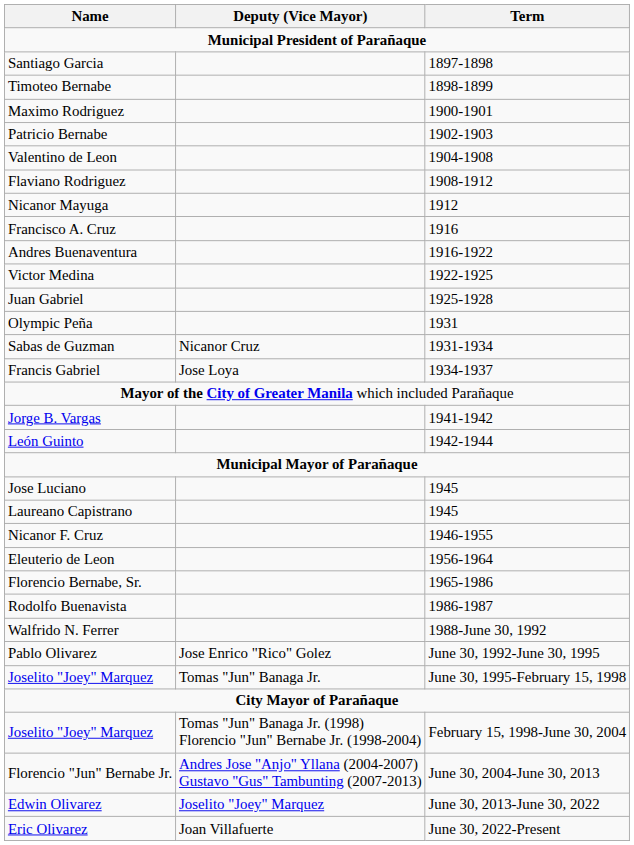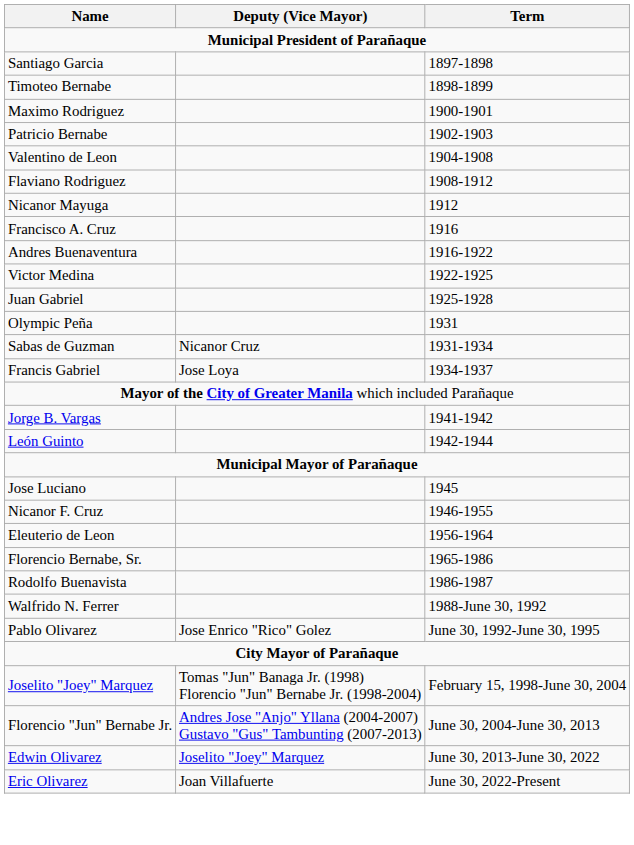- row: (70, 511)
- row: (80, 677)
